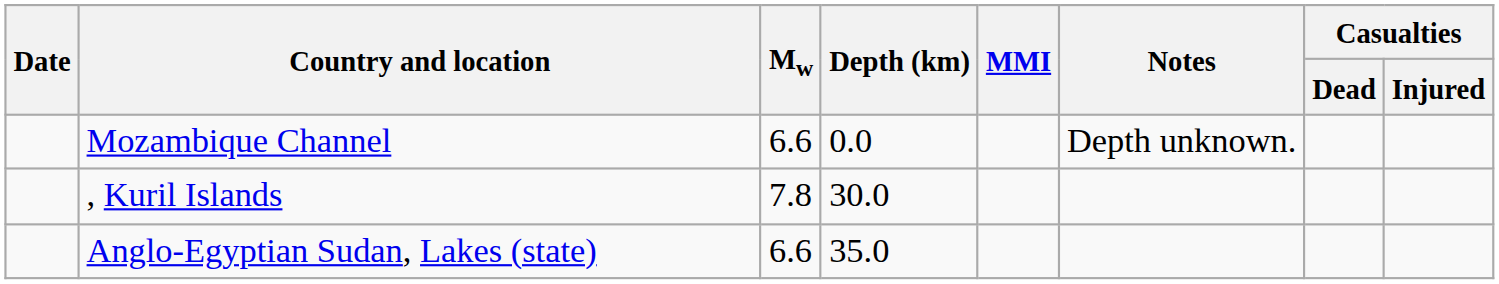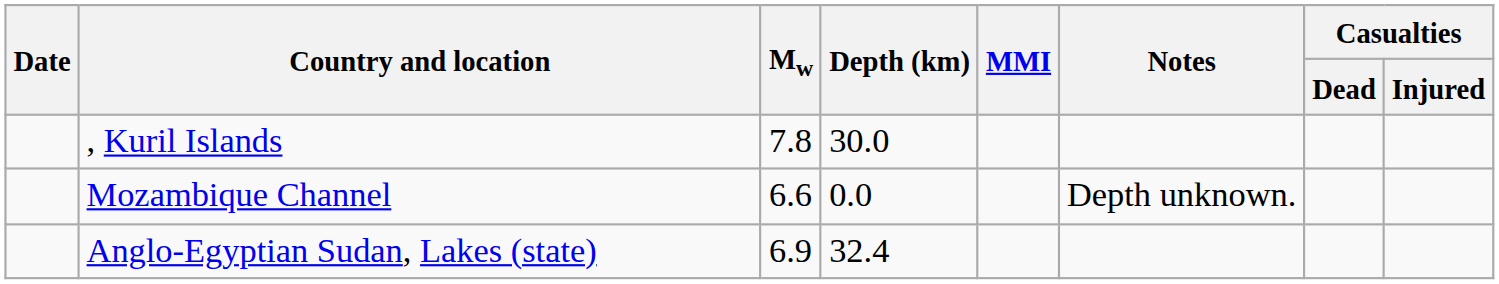rows swapped: (185, 195) <-> (239, 140)
(790, 250) 6.6 -> (790, 250) 6.9
(859, 250) 35.0 -> (859, 250) 32.4
